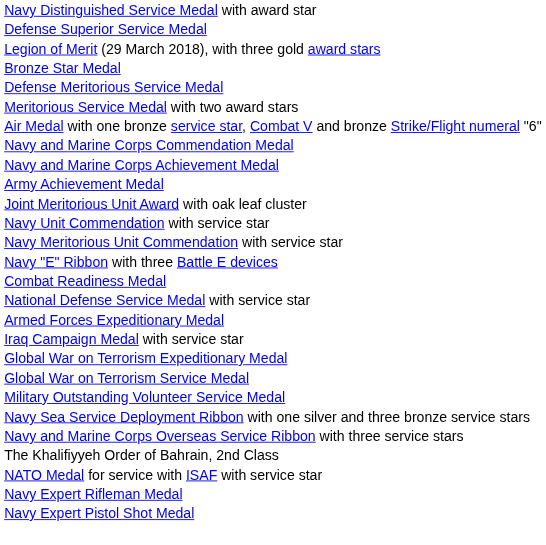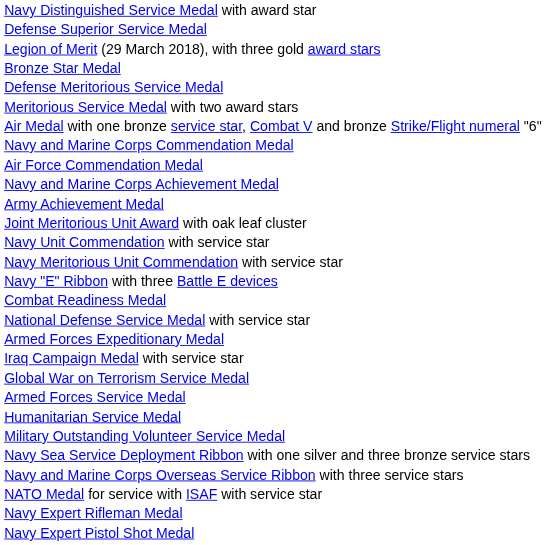+ row: (104, 165)
- row: (146, 359)
+ row: (95, 397)
+ row: (93, 417)
- row: (142, 455)
